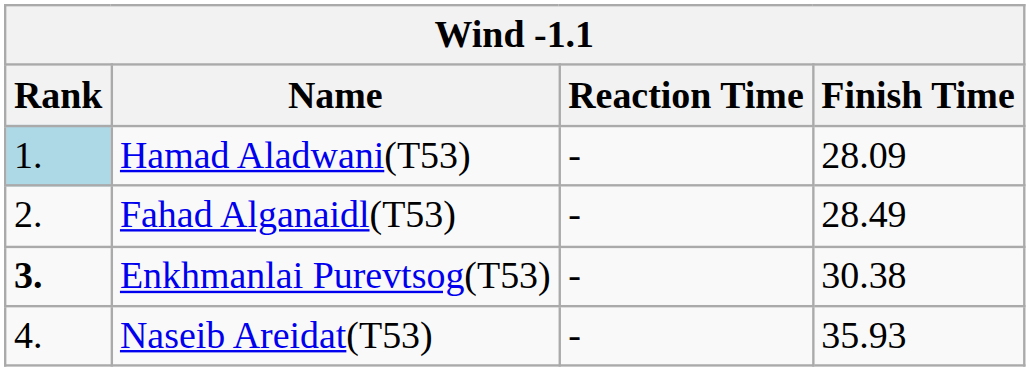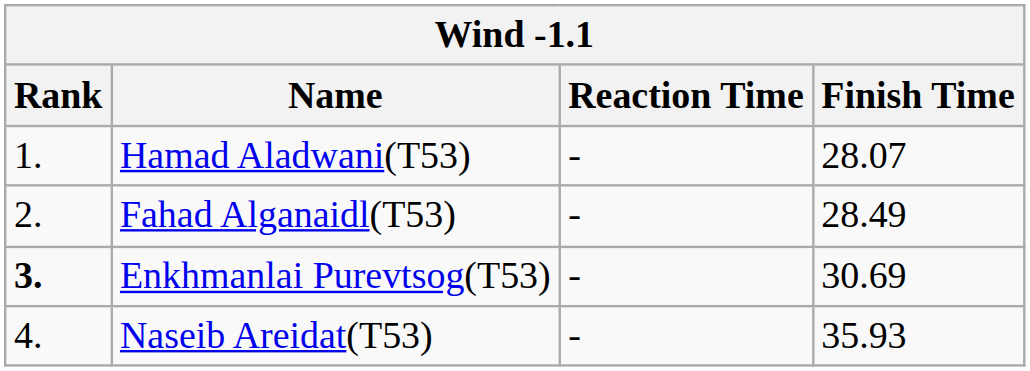(28, 154) lightblue background -> (28, 154) no background
(864, 154) 28.09 -> (864, 154) 28.07
(864, 275) 30.38 -> (864, 275) 30.69
